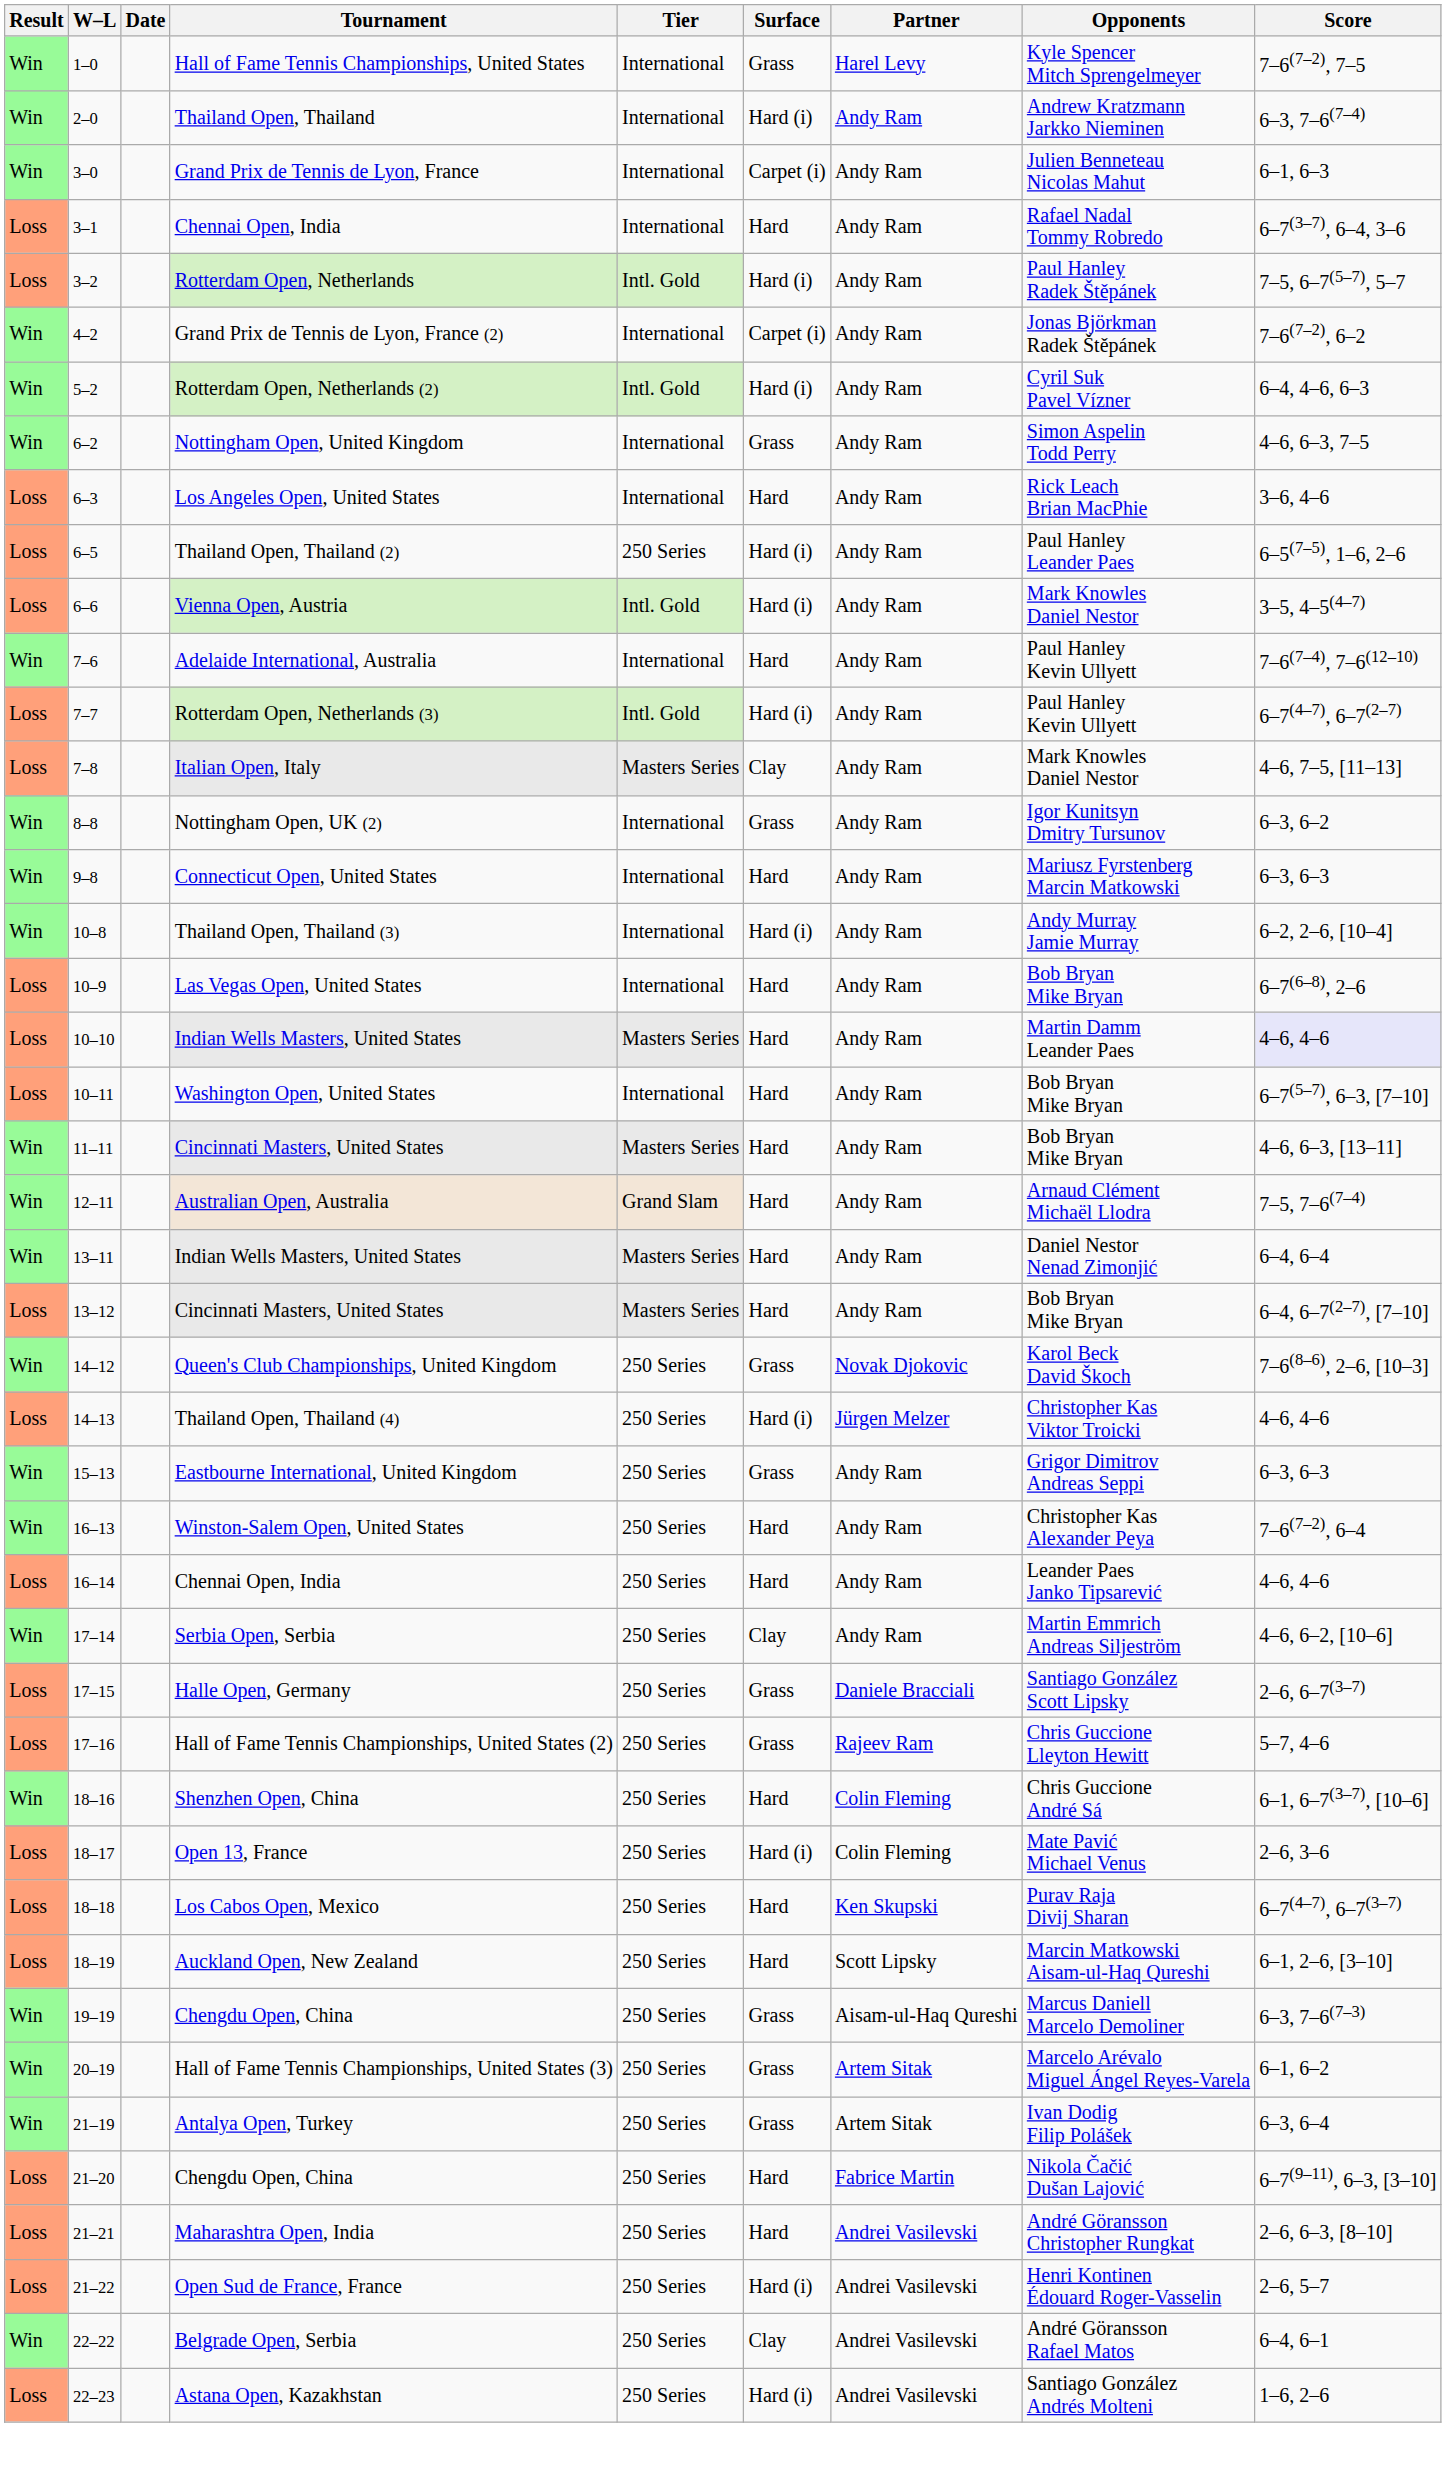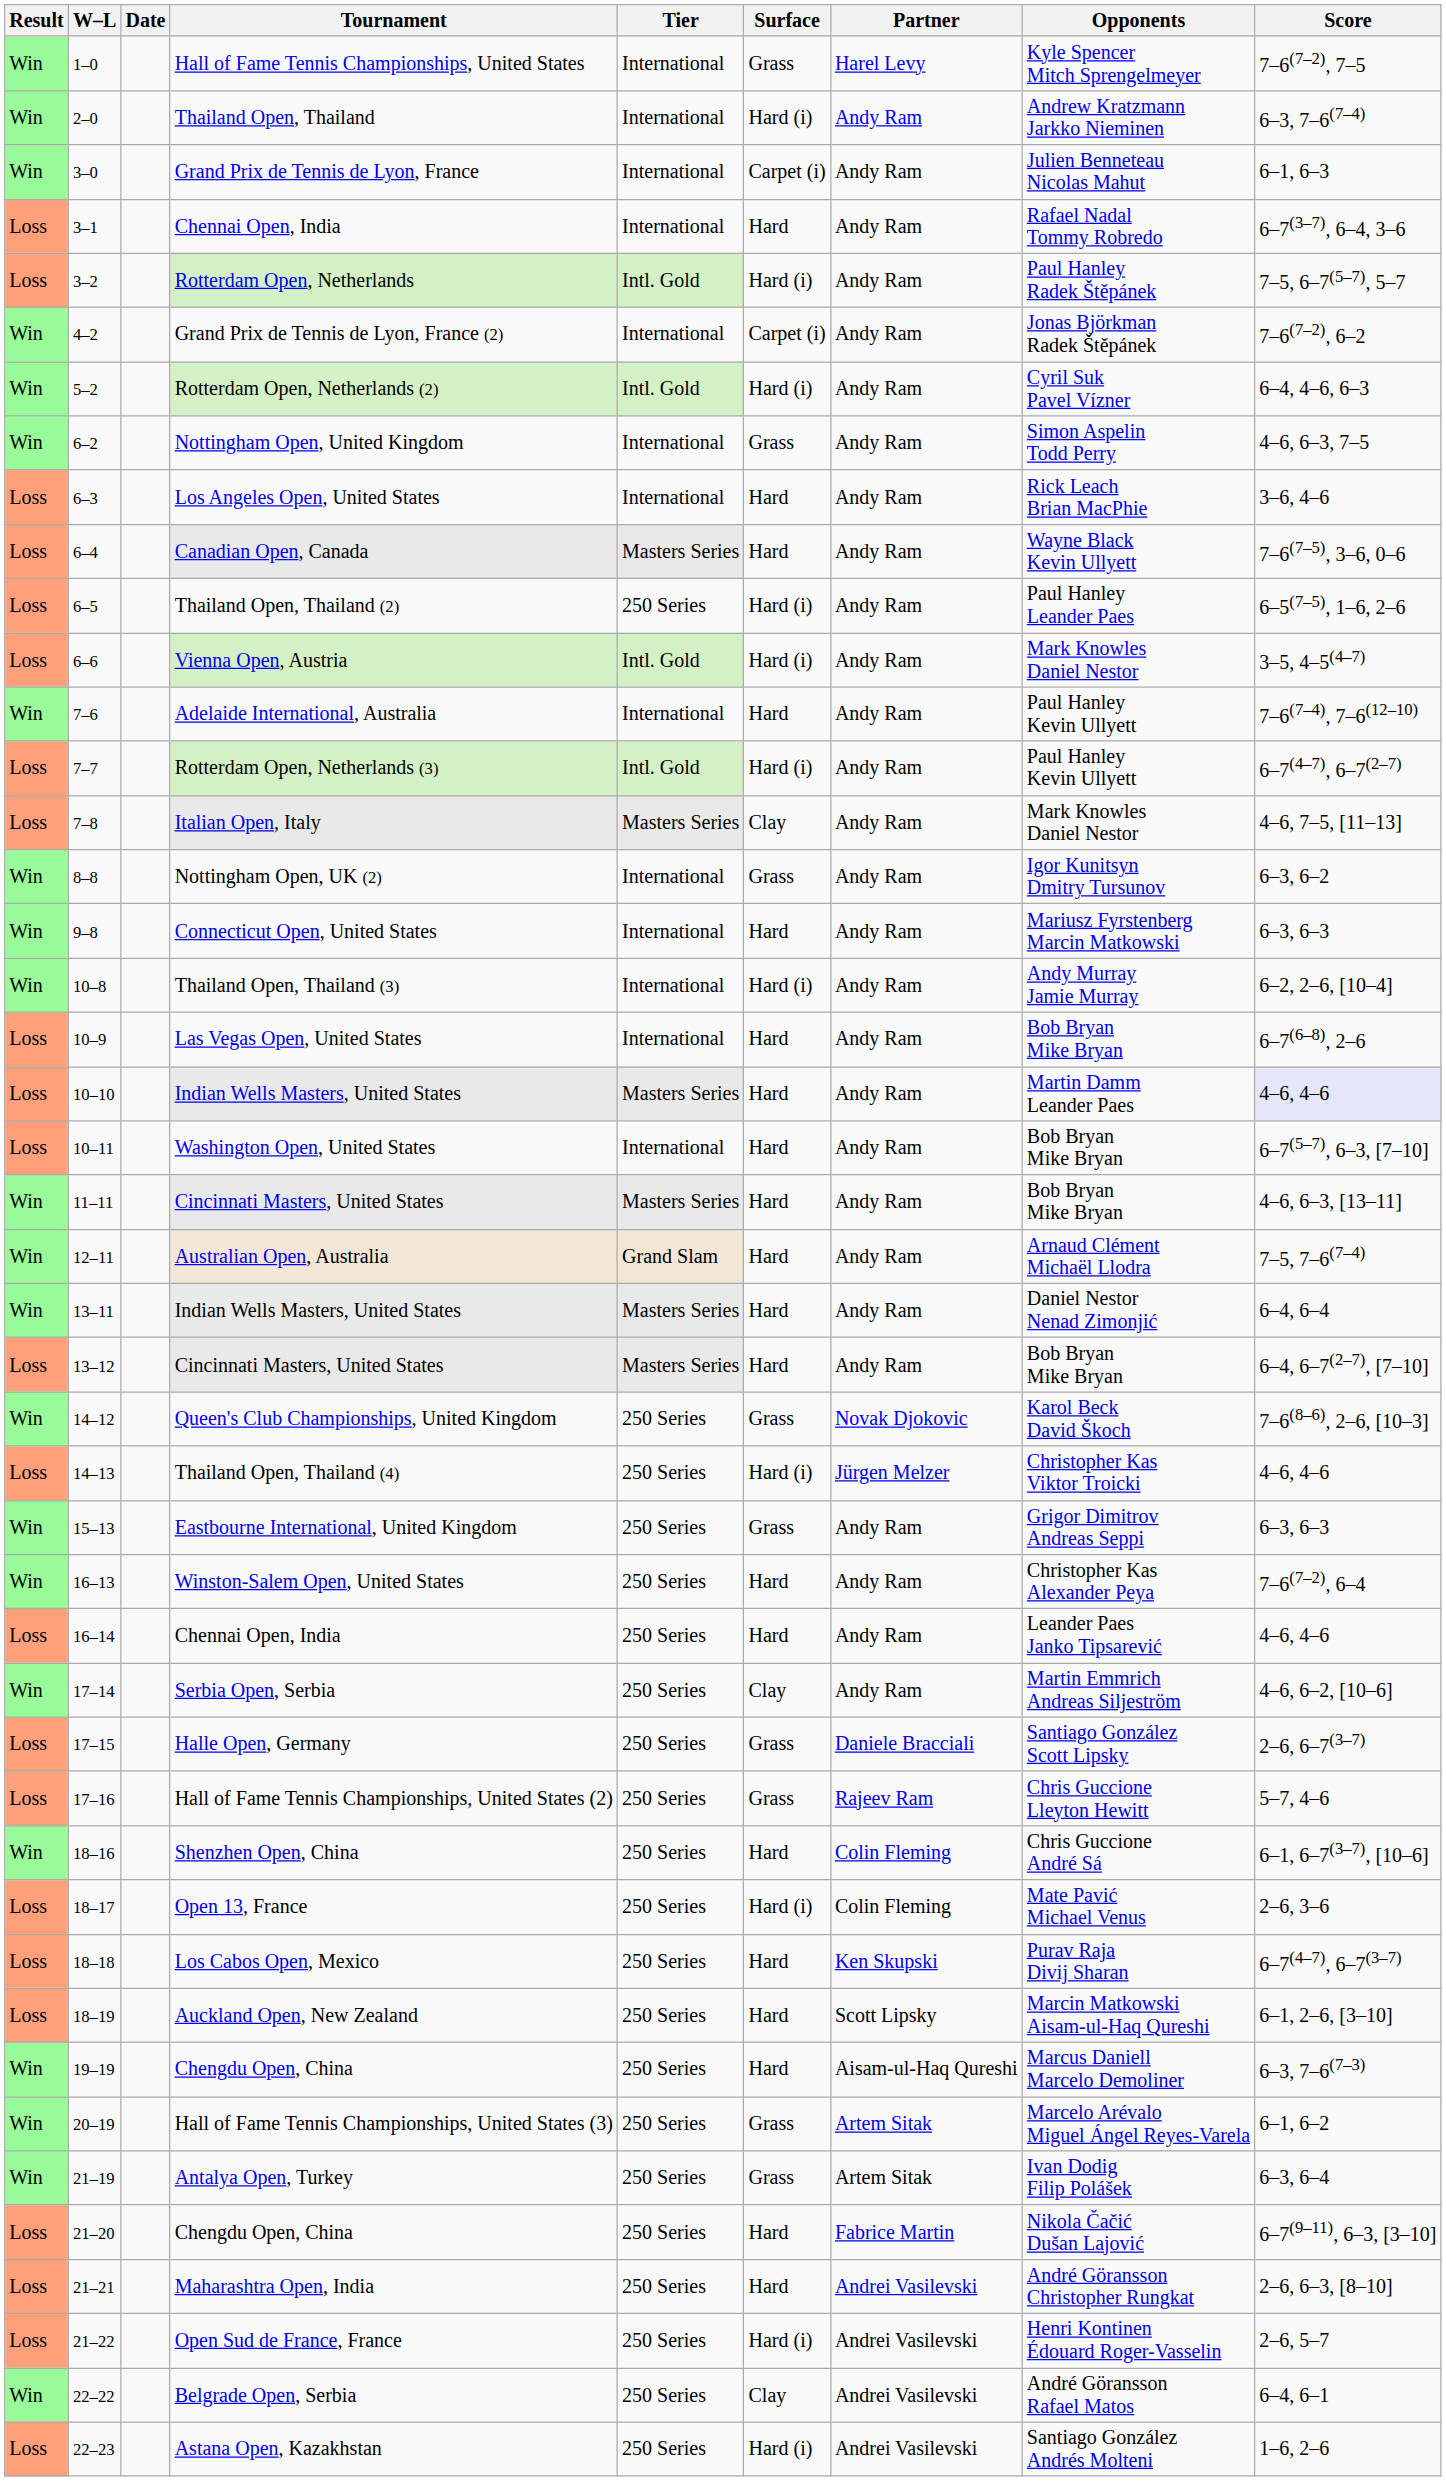+ row: (85, 552)
(771, 2015) Grass -> (768, 2069) Hard
